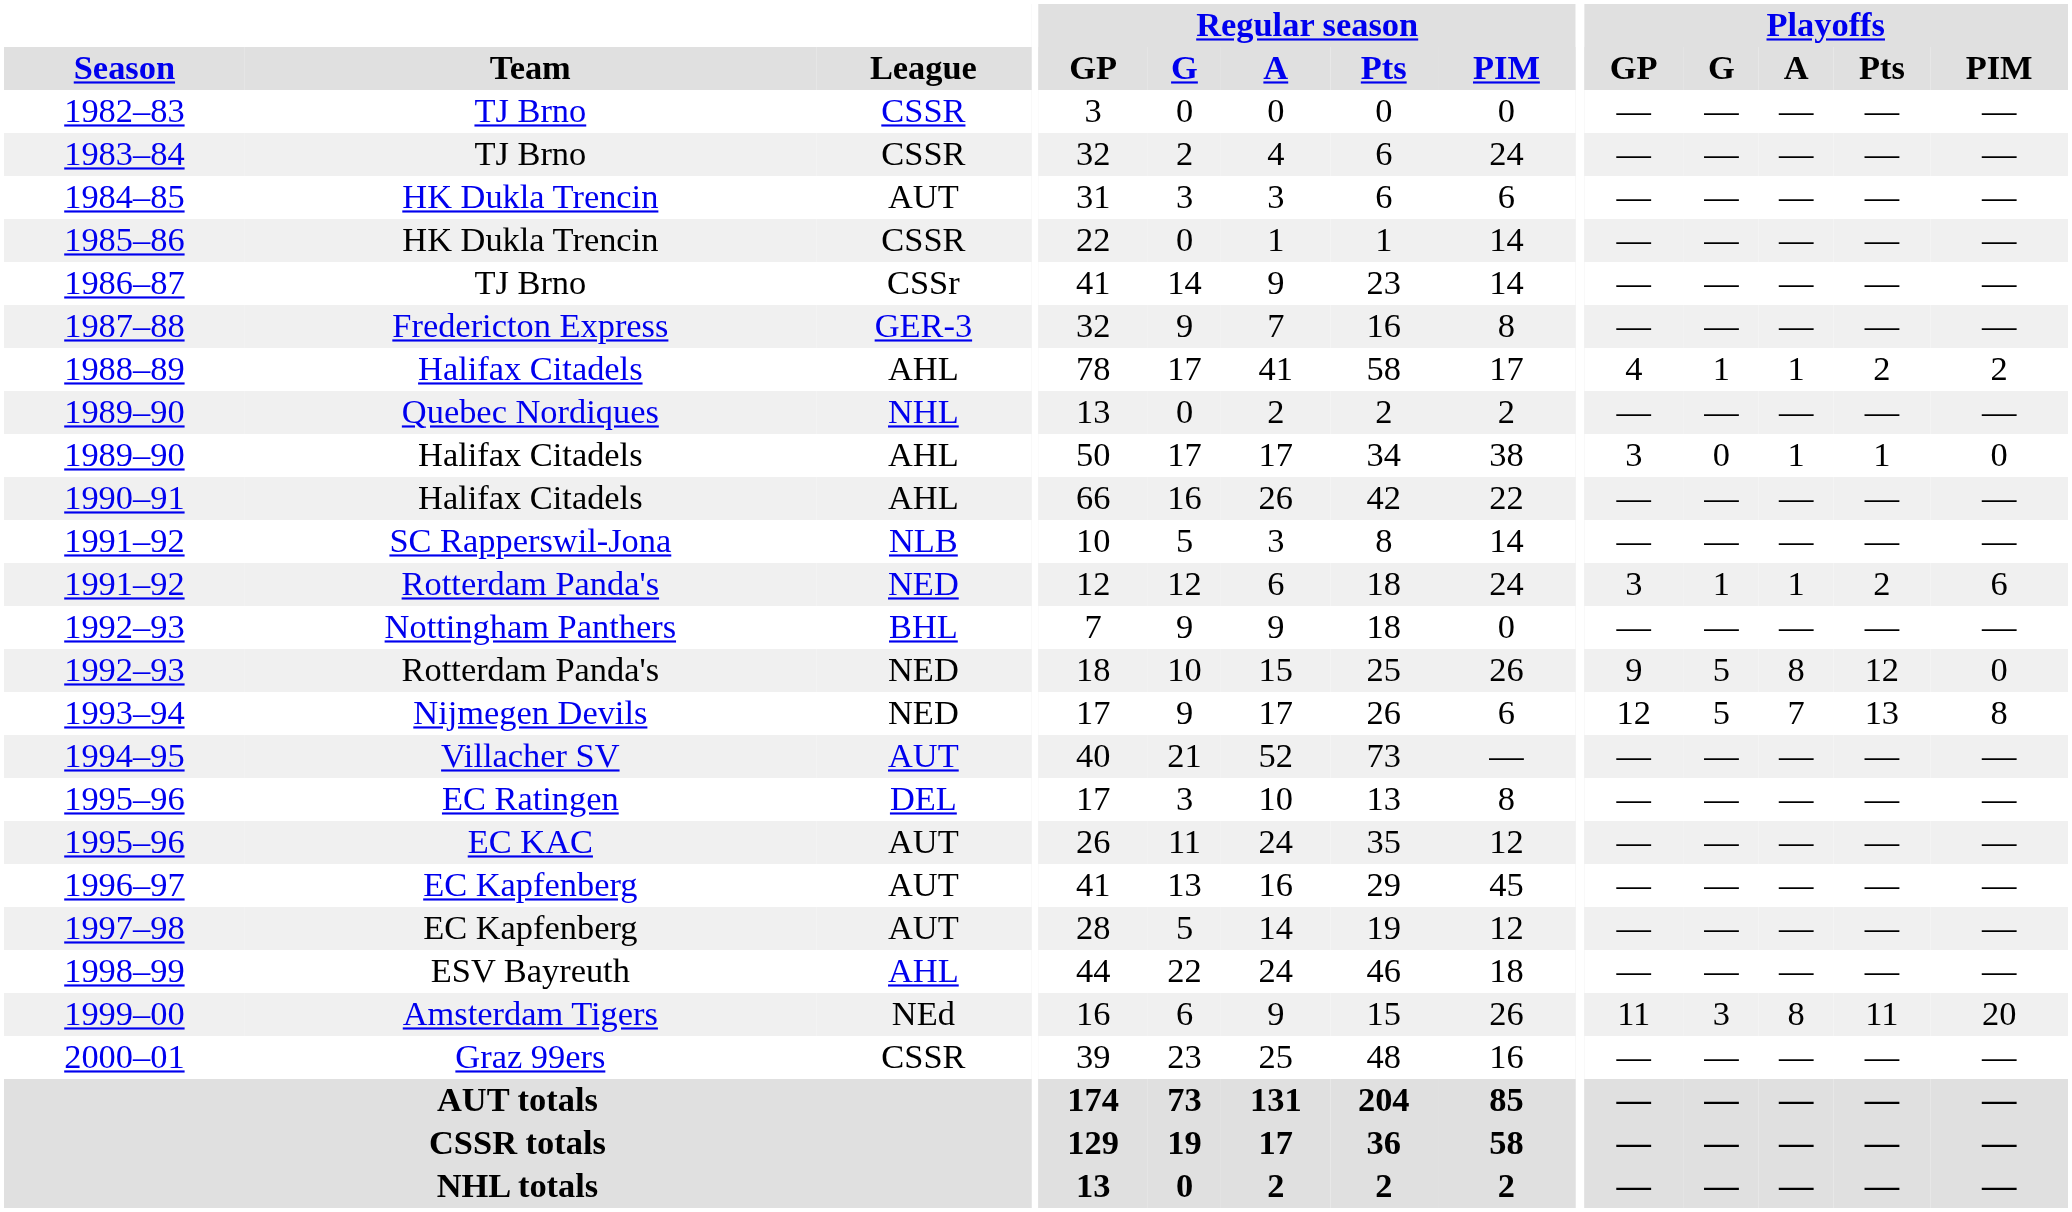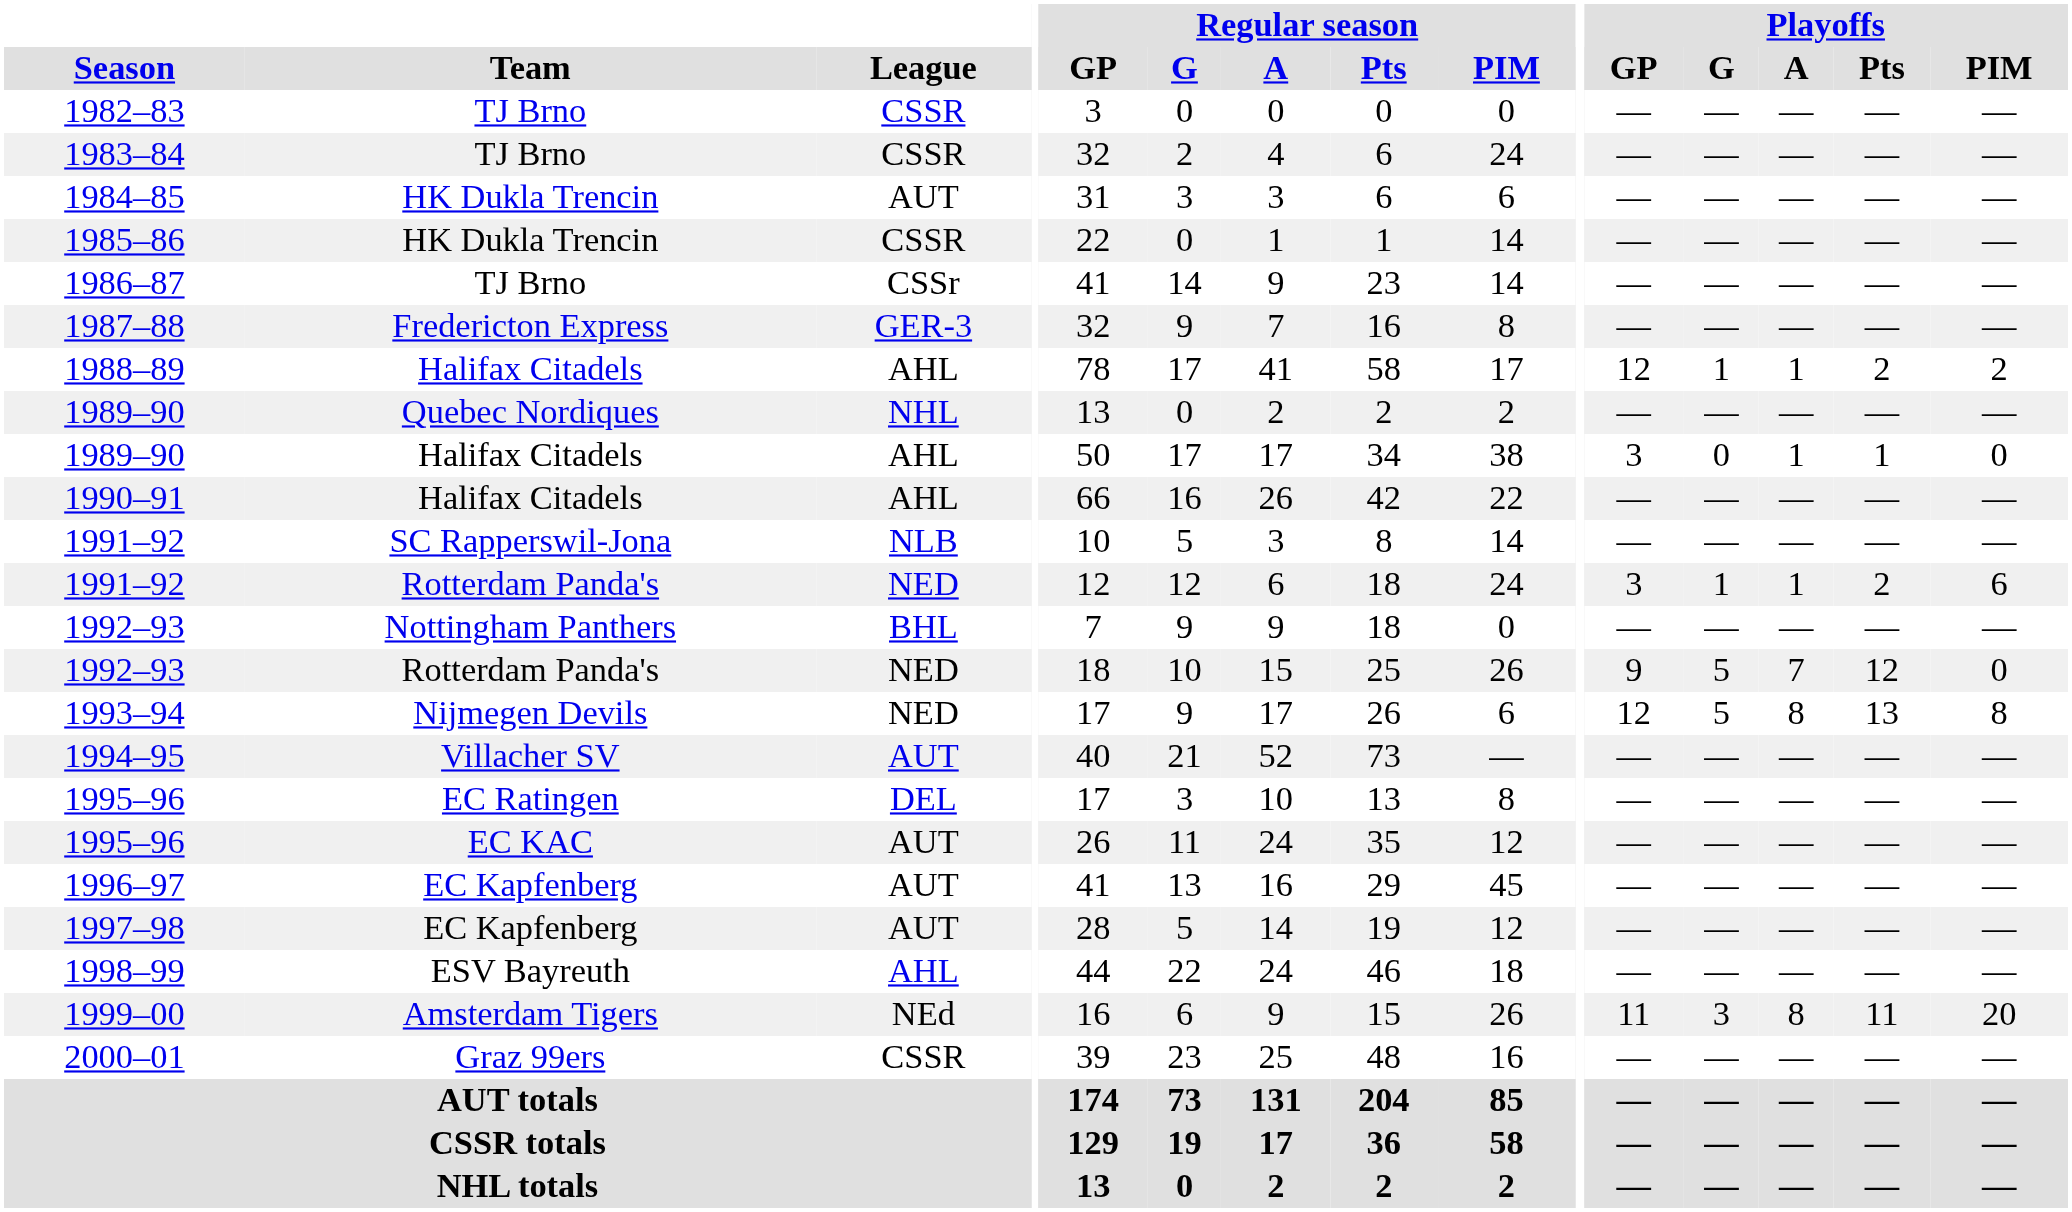(1634, 368) 4 -> (1634, 368) 12
(1796, 669) 8 -> (1796, 669) 7
(1796, 712) 7 -> (1796, 712) 8
